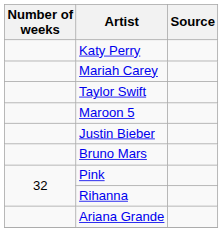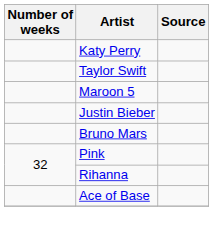- row: (118, 71)
- row: (122, 216)
+ row: (114, 196)
